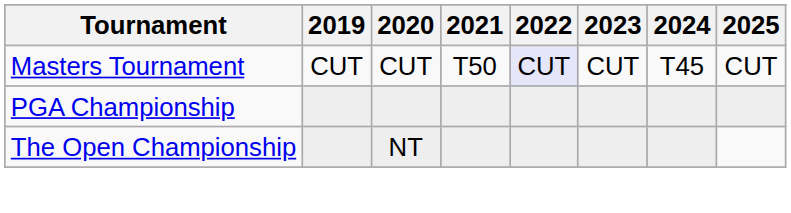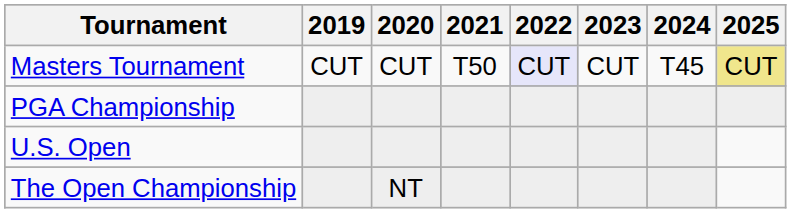(751, 66) no background -> (751, 66) khaki background
+ row: (71, 147)
